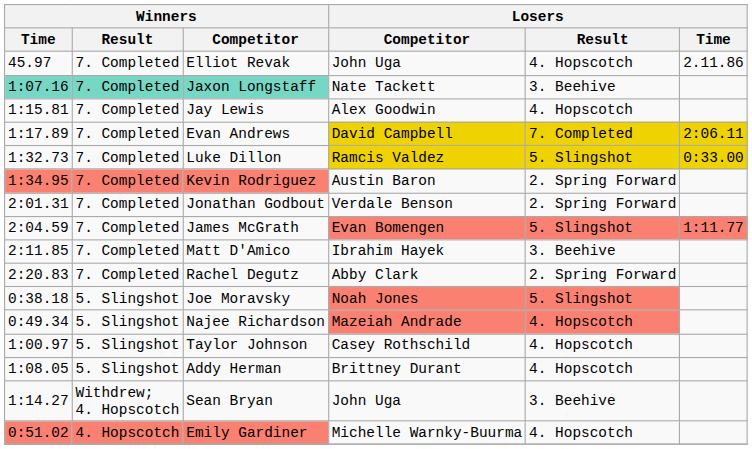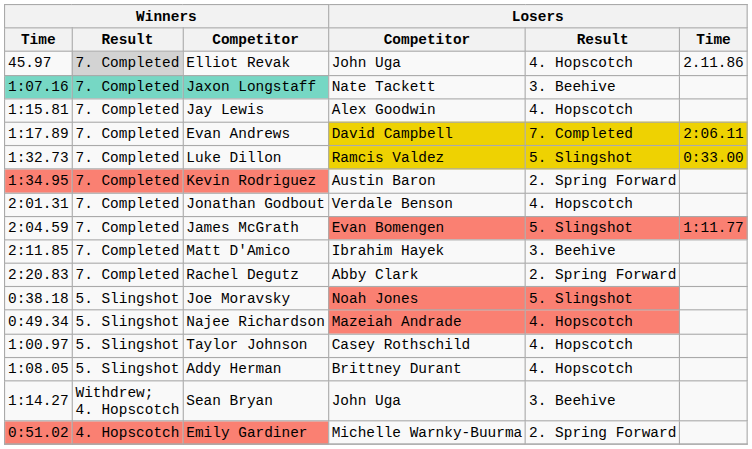(127, 63) no background -> (127, 63) lightgrey background
(603, 204) 2. Spring Forward -> (581, 204) 4. Hopscotch
(581, 433) 4. Hopscotch -> (603, 433) 2. Spring Forward
